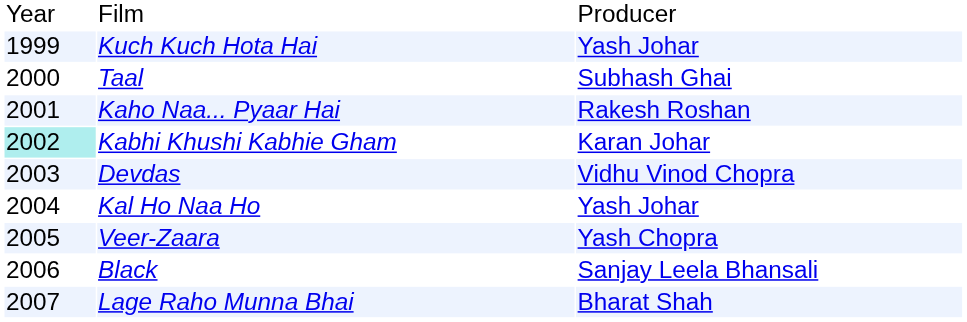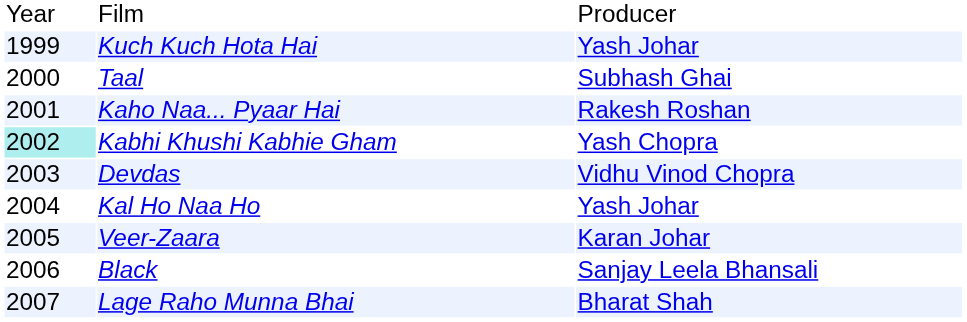(644, 142) Karan Johar -> (648, 142) Yash Chopra
(648, 237) Yash Chopra -> (644, 237) Karan Johar
